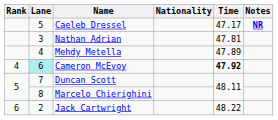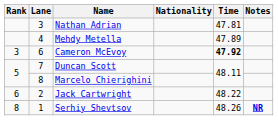- row: (91, 25)
(17, 66) 4 -> (17, 53) 3
(41, 66) paleturquoise background -> (41, 53) no background
+ row: (93, 108)
